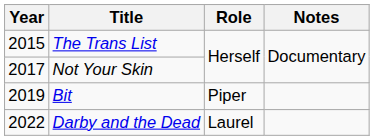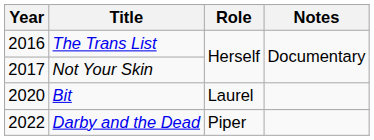(27, 43) 2015 -> (27, 43) 2016
(27, 95) 2019 -> (27, 95) 2020
(227, 95) Piper -> (231, 95) Laurel
(231, 122) Laurel -> (227, 122) Piper
